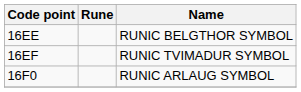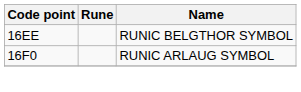- row: (23, 55)
